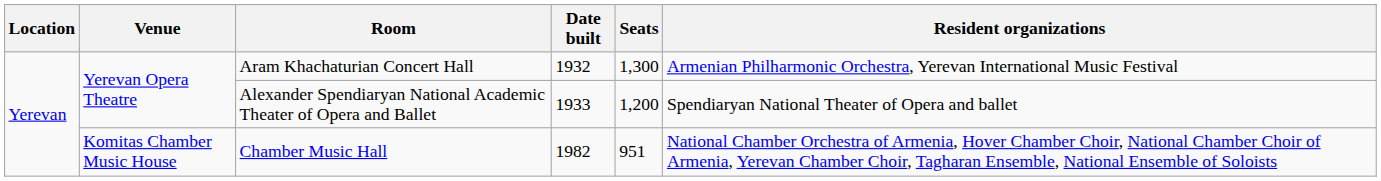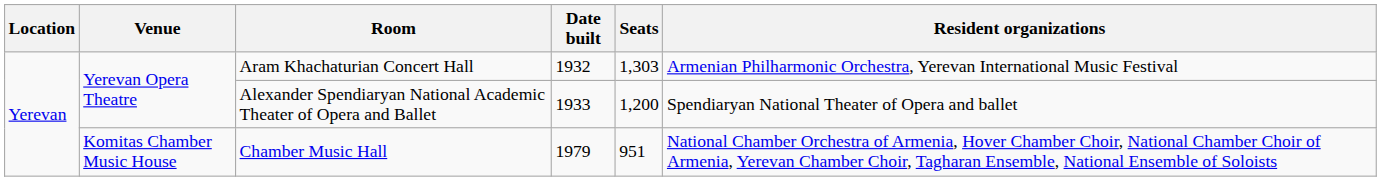(639, 66) 1,300 -> (639, 66) 1,303
(573, 151) 1982 -> (573, 151) 1979
